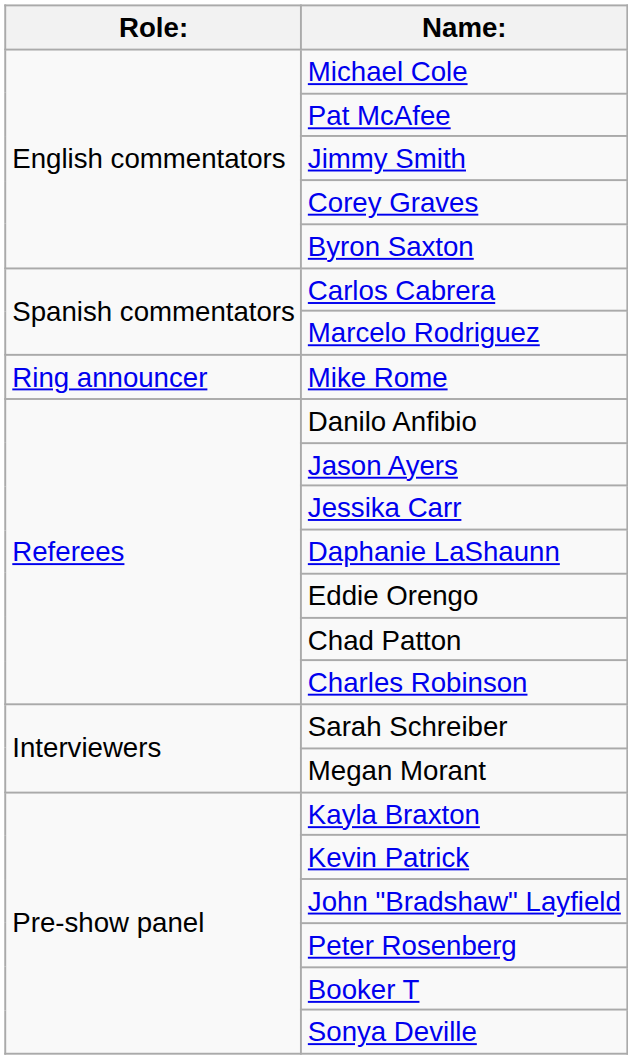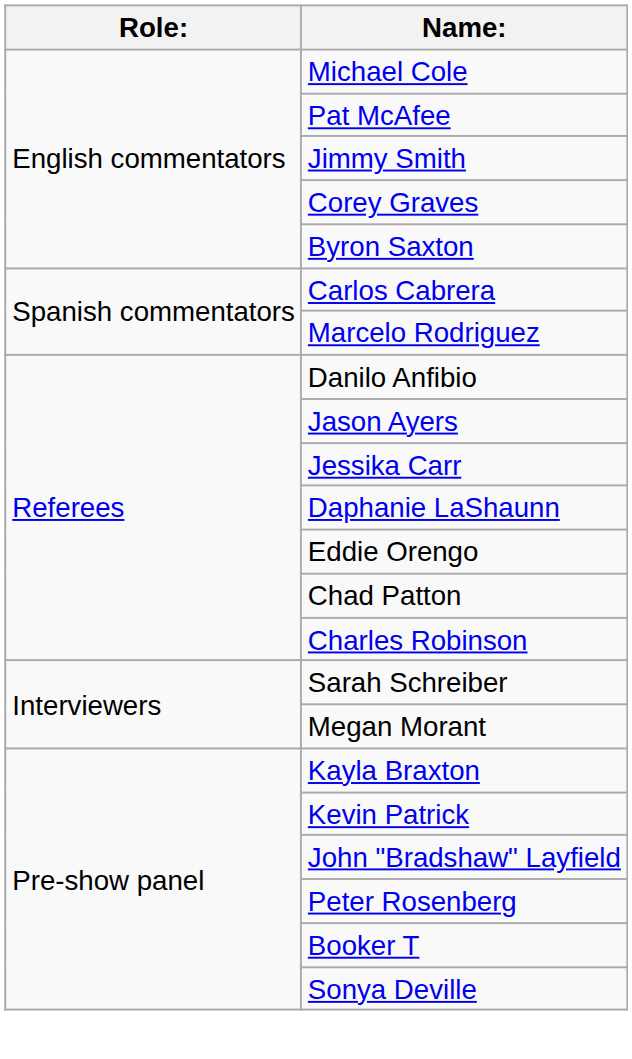- row: (378, 377)
